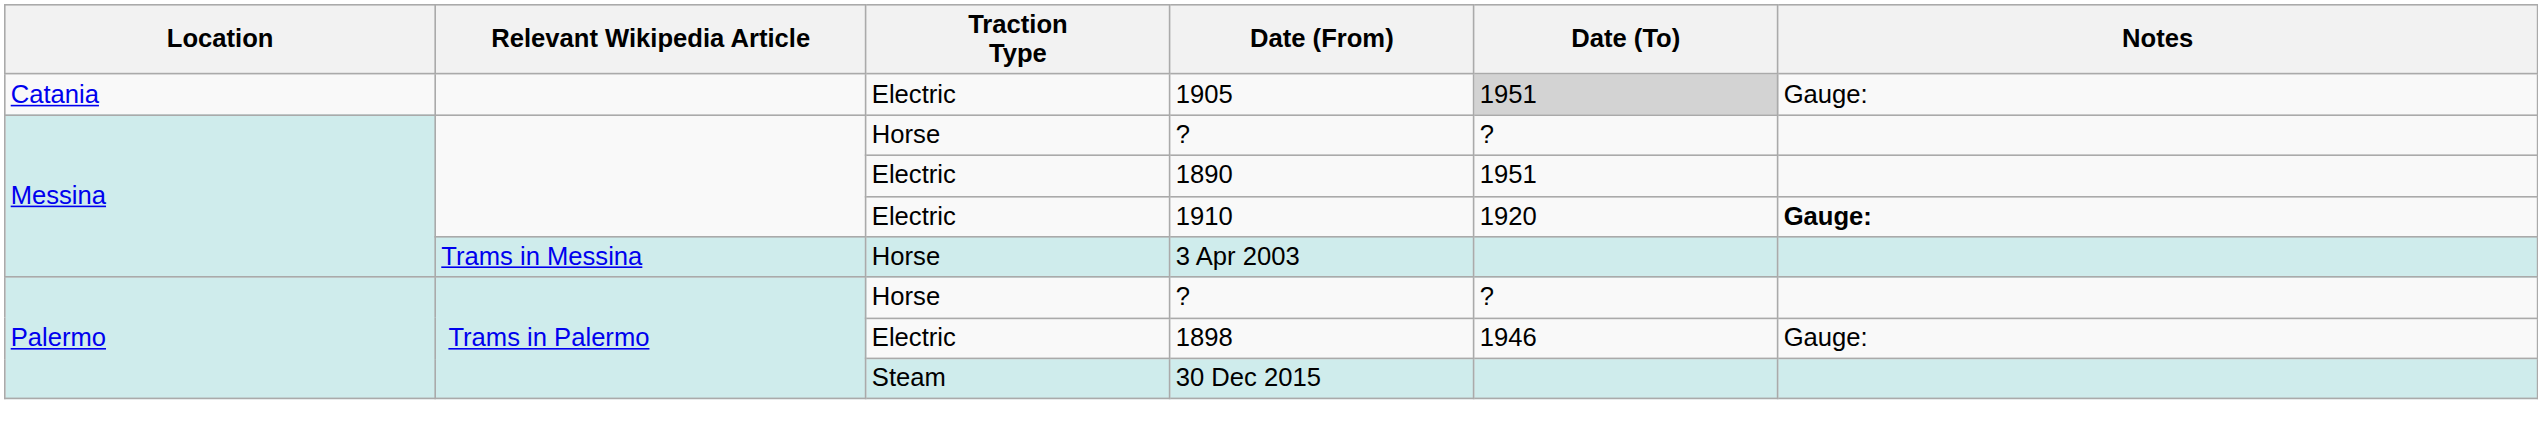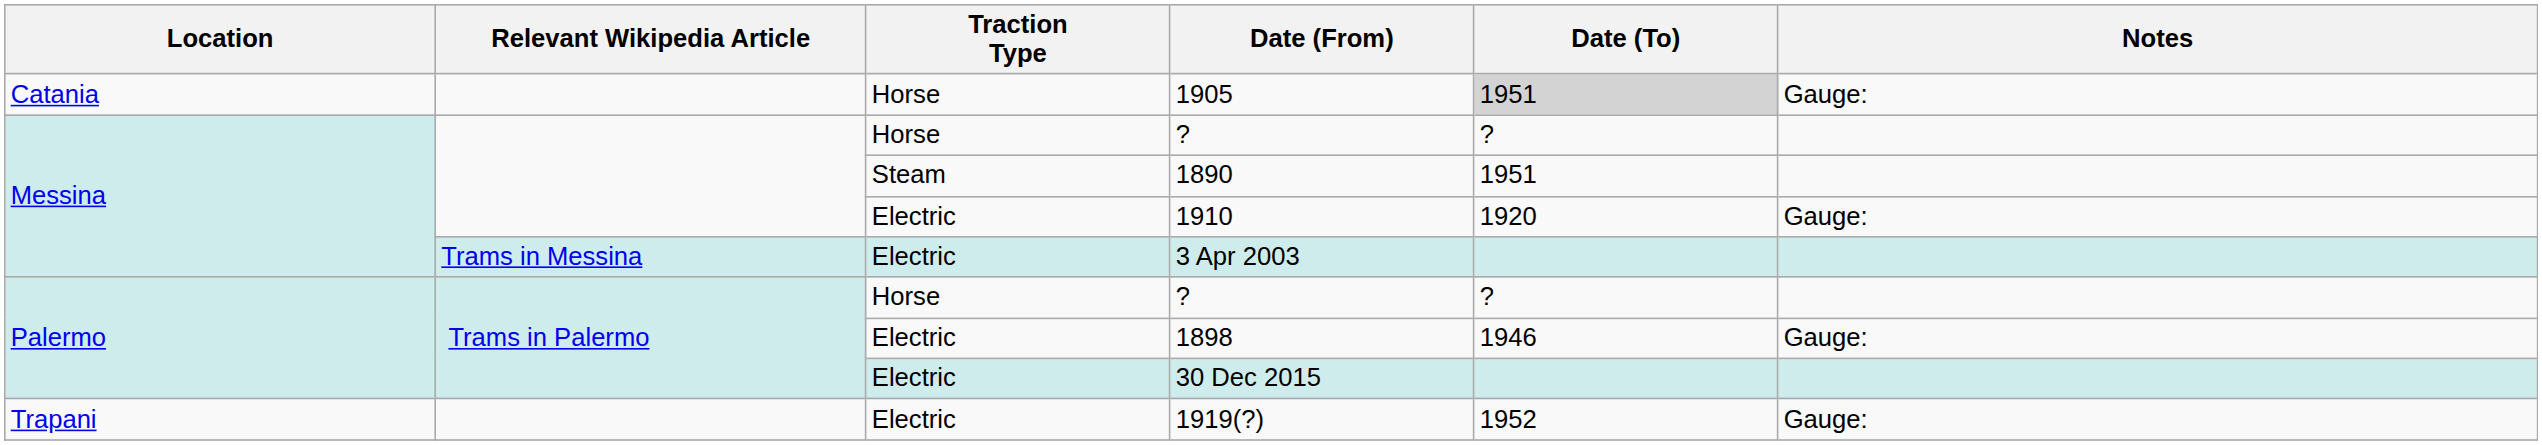(914, 94) Electric -> (906, 94) Horse
(914, 175) Electric -> (909, 175) Steam
(1828, 216) bold -> (1826, 216) normal
(906, 256) Horse -> (914, 256) Electric
(909, 378) Steam -> (914, 378) Electric
+ row: (54, 418)
